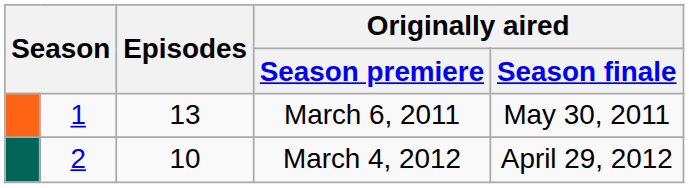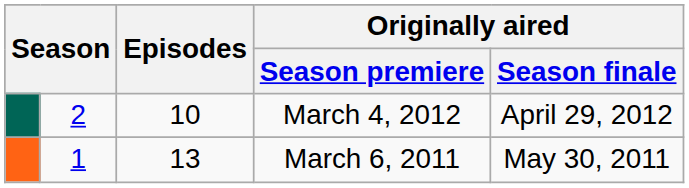rows swapped: (372, 114) <-> (372, 159)
